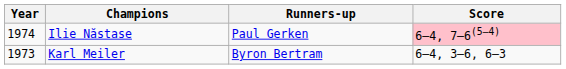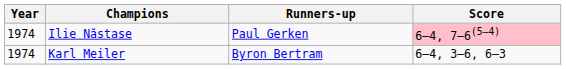(21, 55) 1973 -> (21, 55) 1974
